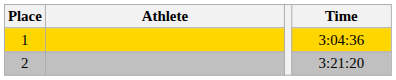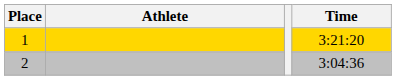(341, 39) 3:04:36 -> (341, 39) 3:21:20
(341, 63) 3:21:20 -> (341, 63) 3:04:36
